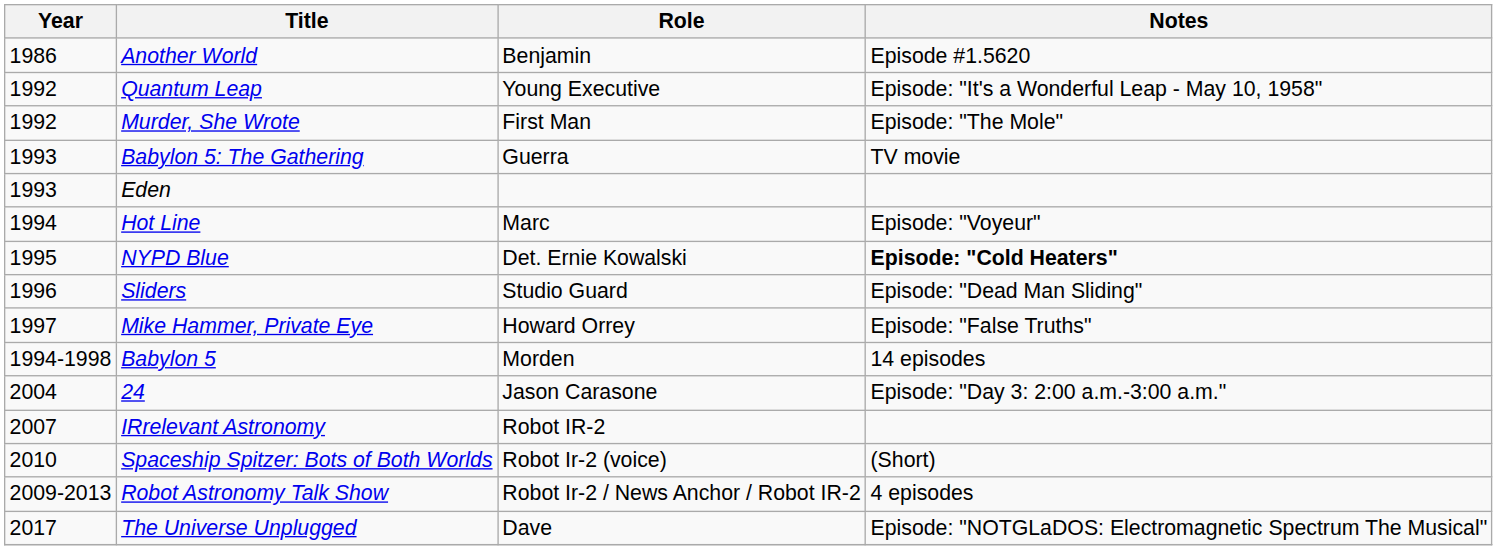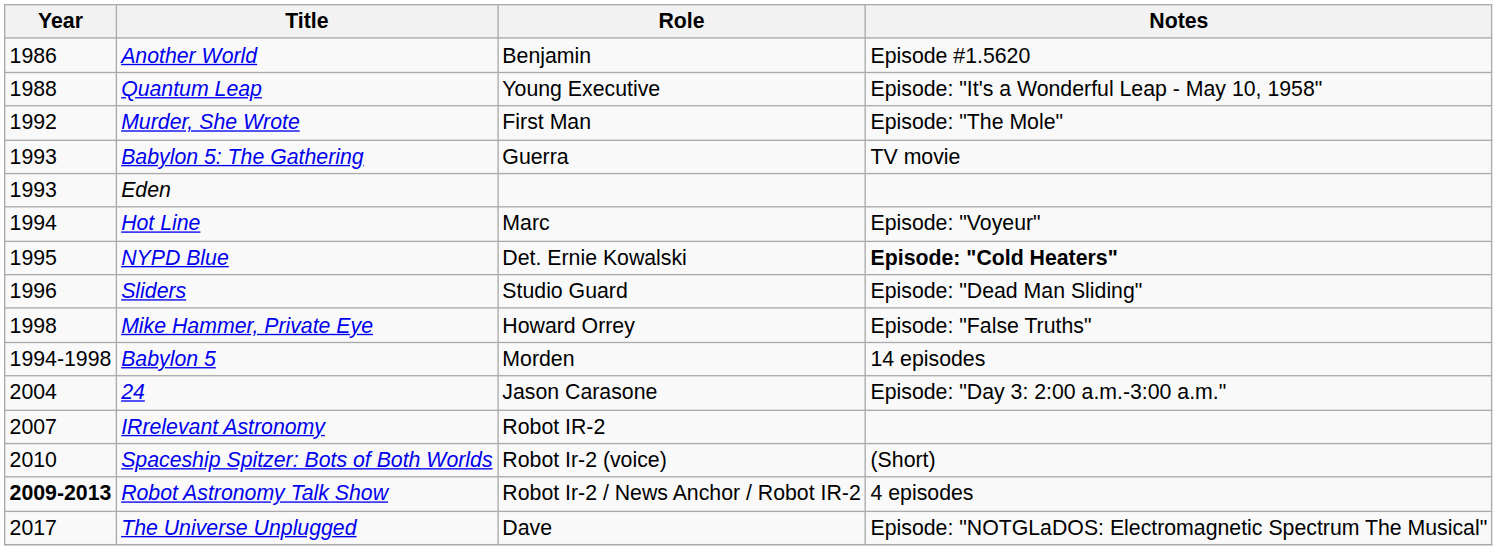(33, 88) 1992 -> (33, 88) 1988
(33, 325) 1997 -> (33, 325) 1998
(60, 493) normal -> (60, 493) bold
